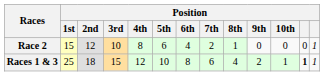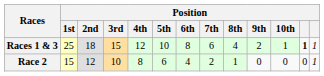rows swapped: (32, 62) <-> (32, 45)
